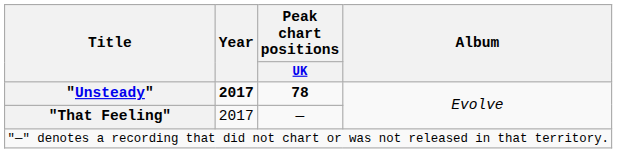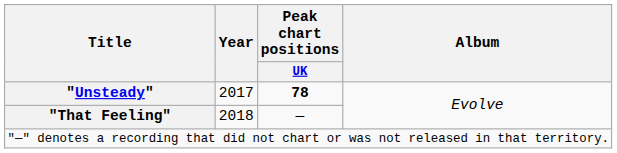(236, 93) bold -> (236, 93) normal
(236, 117) 2017 -> (236, 117) 2018
